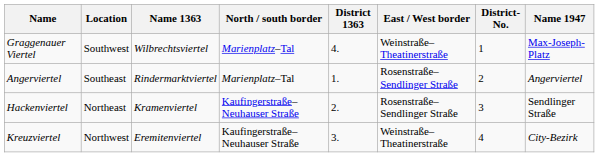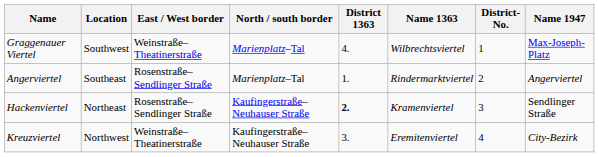columns swapped: (427, 19) <-> (175, 19)
(335, 107) normal -> (345, 107) bold
